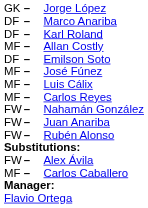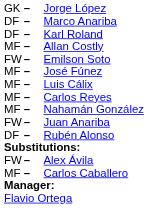(12, 59) DF -> (13, 59) FW
(13, 109) FW -> (12, 109) MF
(13, 135) FW -> (12, 135) DF
